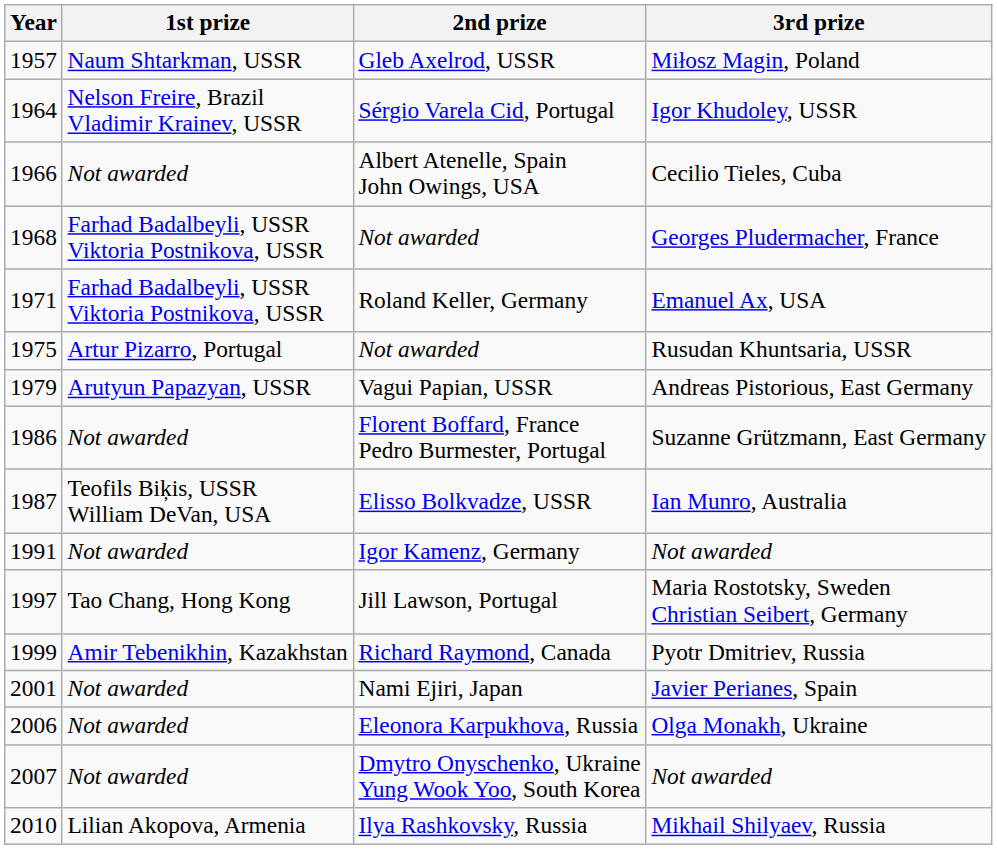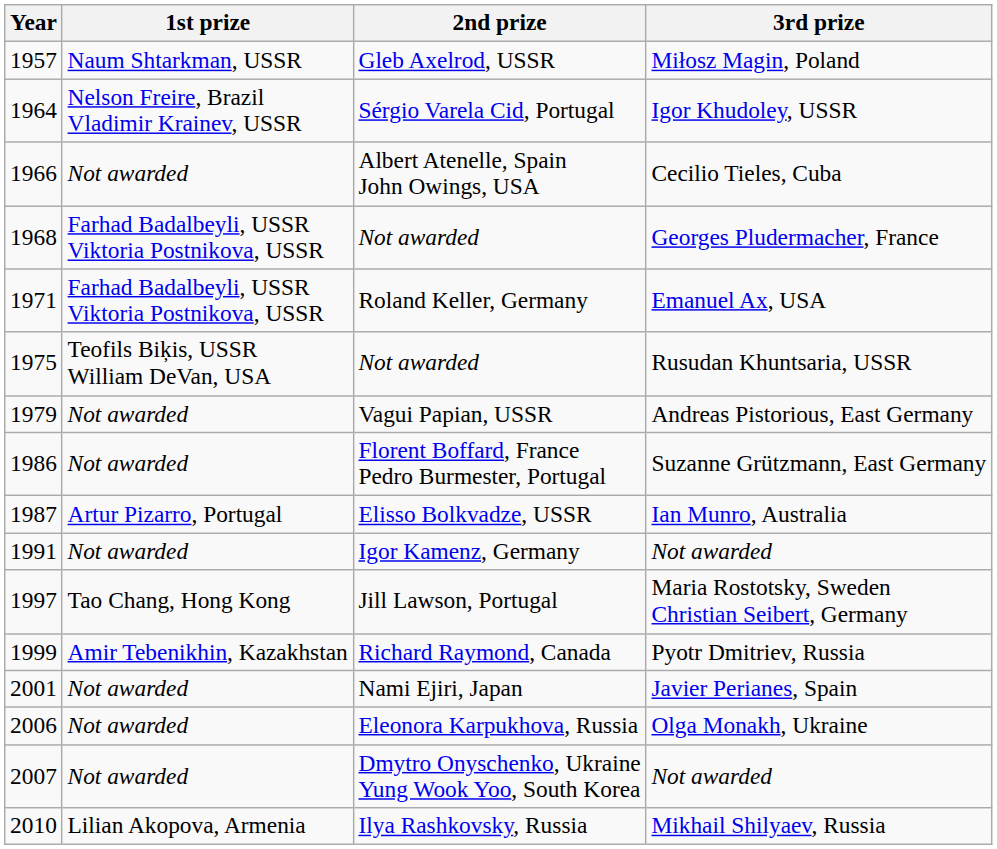(175, 350) Artur Pizarro, Portugal -> (169, 363) Teofils Biķis, USSR William DeVan, USA
(189, 387) Arutyun Papazyan, USSR -> (128, 413) Not awarded
(169, 500) Teofils Biķis, USSR William DeVan, USA -> (175, 514) Artur Pizarro, Portugal
